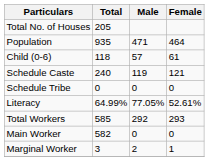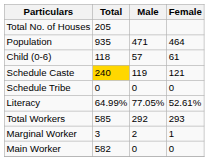(103, 73) no background -> (103, 73) gold background
rows swapped: (34, 133) <-> (42, 149)
